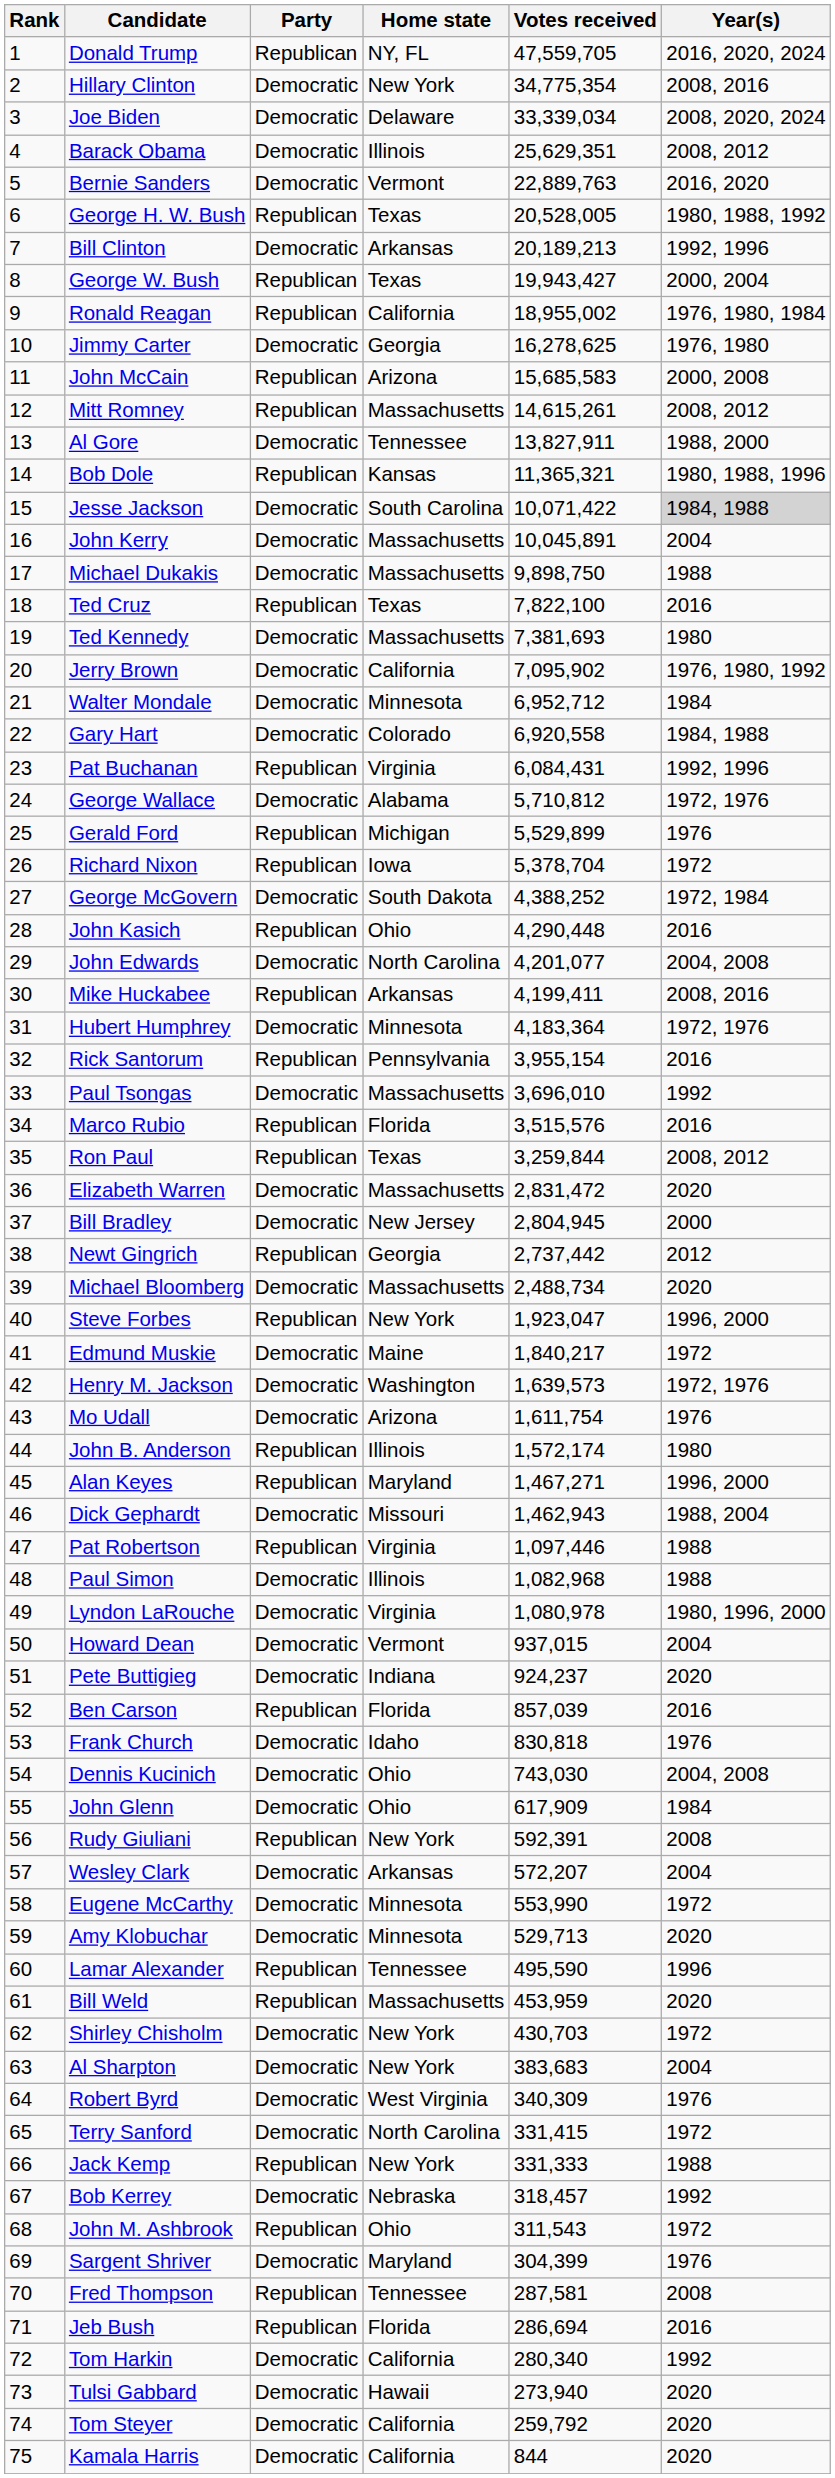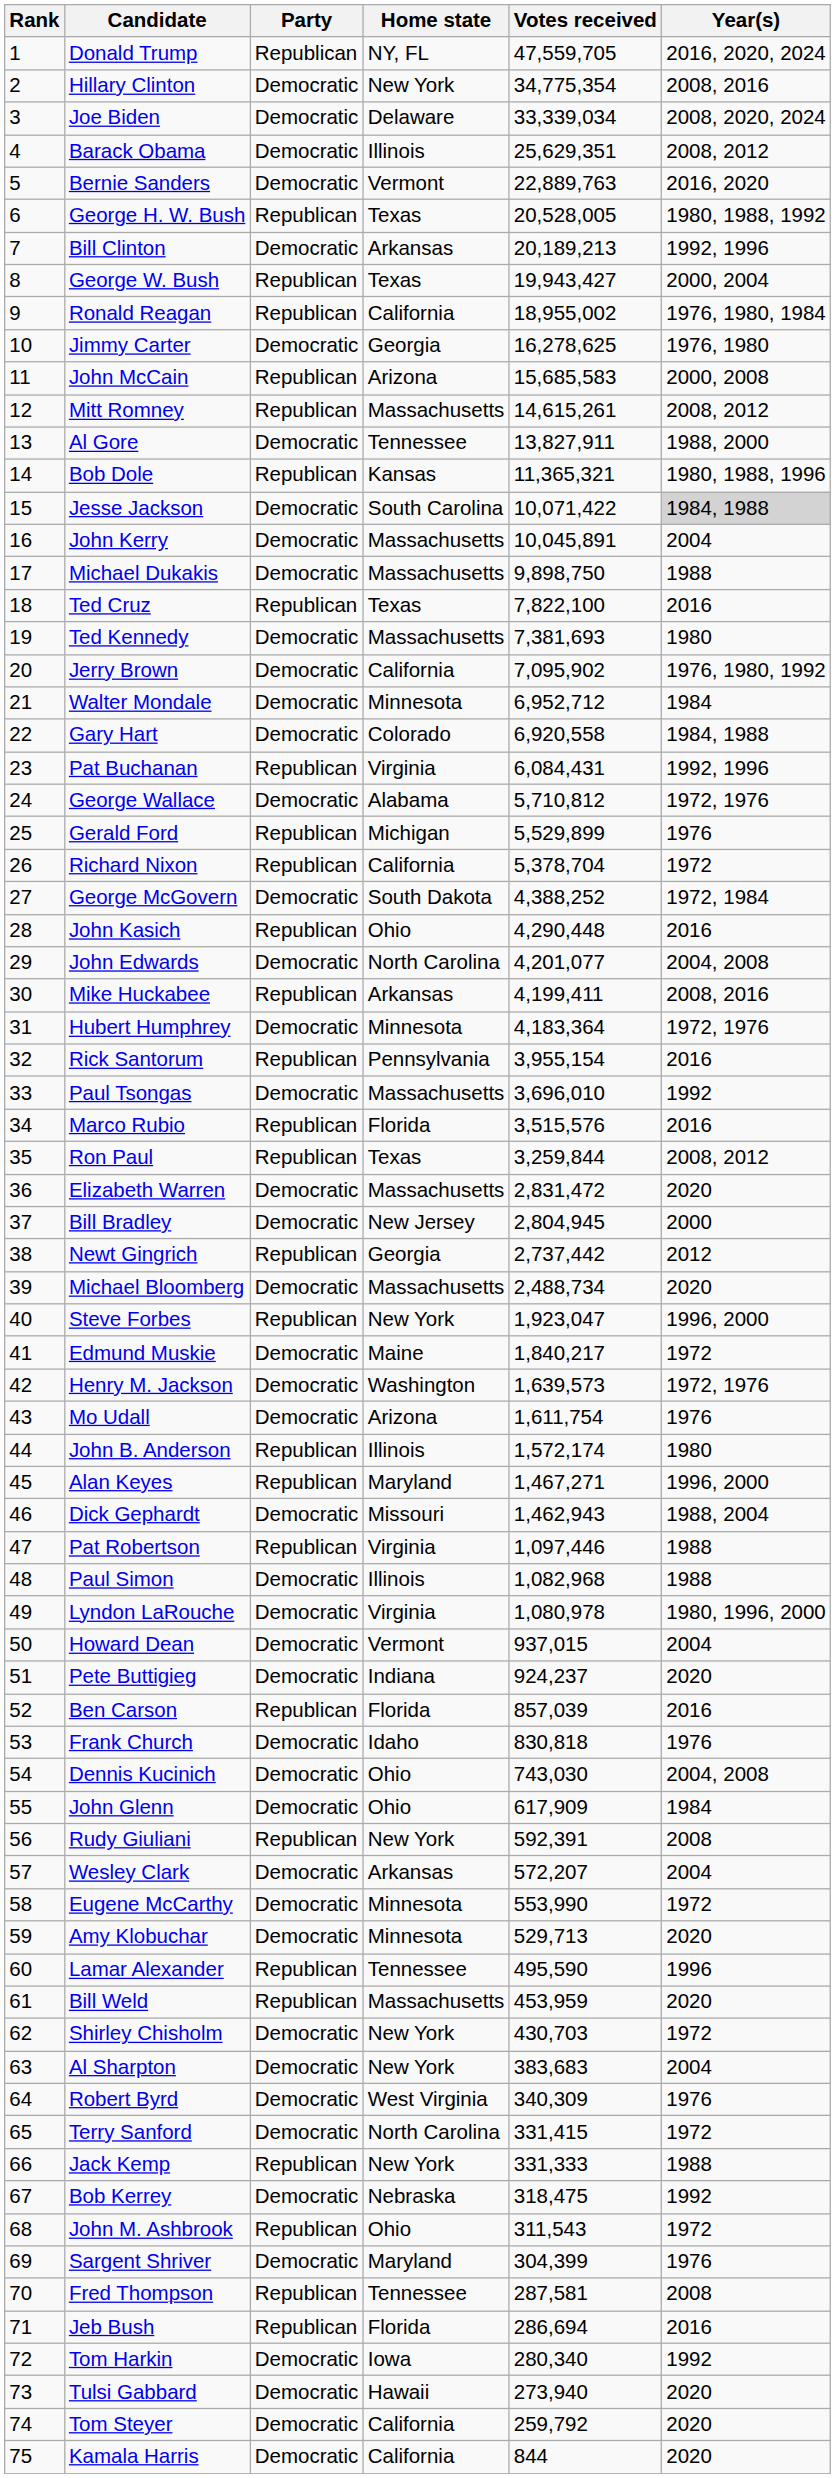(389, 865) Iowa -> (411, 865) California
(551, 2196) 318,457 -> (551, 2196) 318,475
(411, 2359) California -> (389, 2359) Iowa
